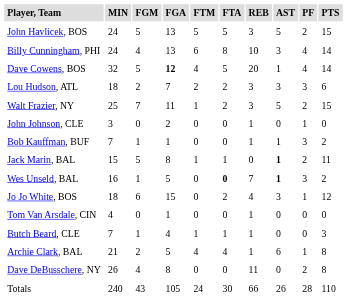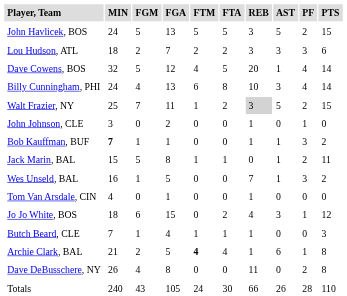rows swapped: (54, 50) <-> (43, 87)
(170, 69) bold -> (170, 69) normal
(251, 105) no background -> (251, 105) lightgrey background
(111, 142) normal -> (111, 142) bold
(278, 160) bold -> (278, 160) normal
(225, 178) bold -> (225, 178) normal
(278, 178) bold -> (278, 178) normal
rows swapped: (52, 215) <-> (42, 197)
(196, 252) normal -> (196, 252) bold
